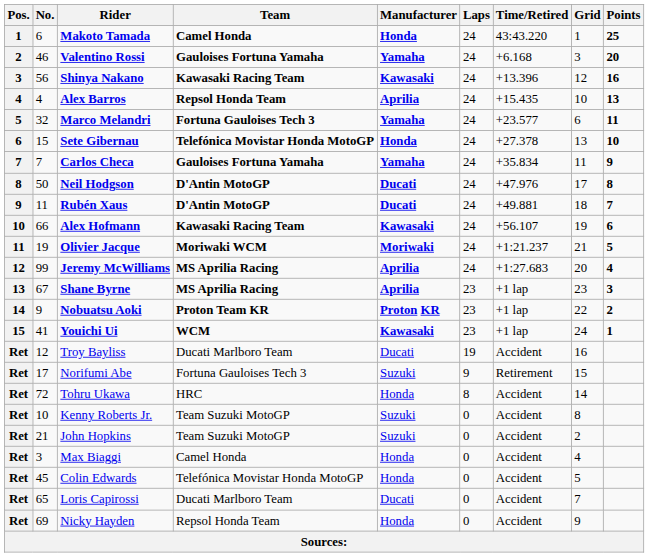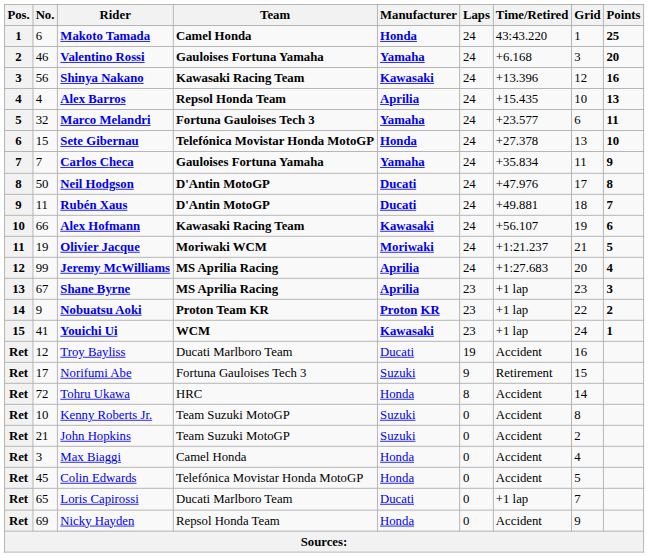(519, 499) Accident -> (512, 499) +1 lap
